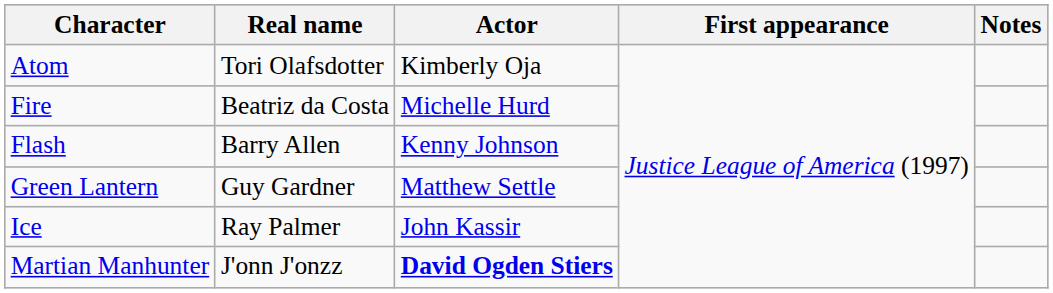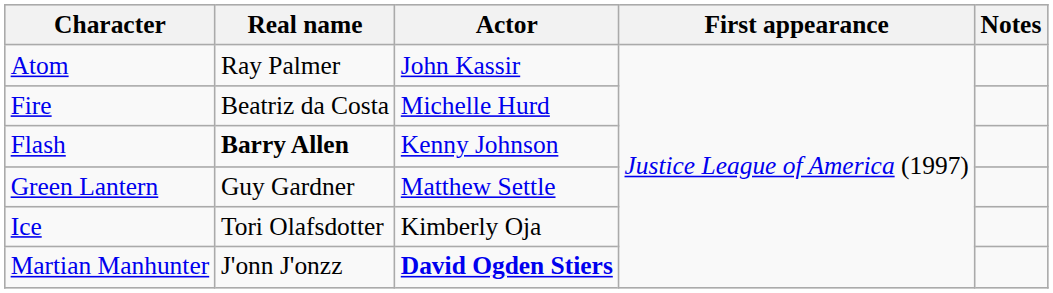(302, 65) Tori Olafsdotter -> (281, 65) Ray Palmer
(471, 65) Kimberly Oja -> (460, 65) John Kassir
(281, 145) normal -> (285, 145) bold
(281, 226) Ray Palmer -> (302, 226) Tori Olafsdotter
(460, 226) John Kassir -> (471, 226) Kimberly Oja
